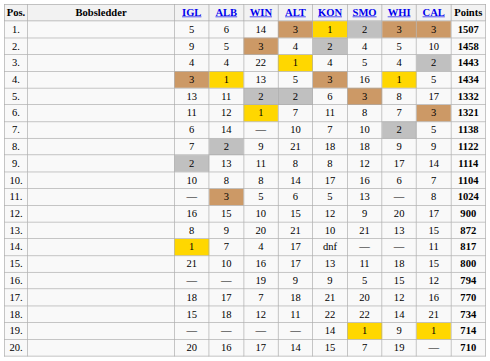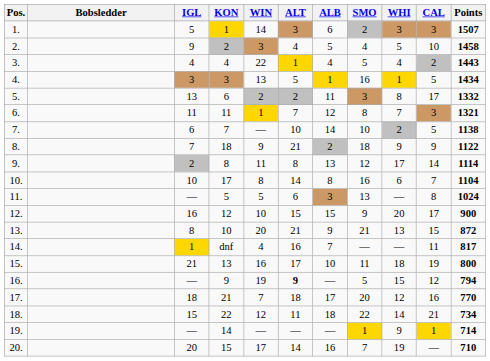columns swapped: (226, 12) <-> (330, 12)
(295, 247) 17 -> (295, 247) 16
(434, 264) 15 -> (434, 264) 19
(295, 280) normal -> (295, 280) bold
